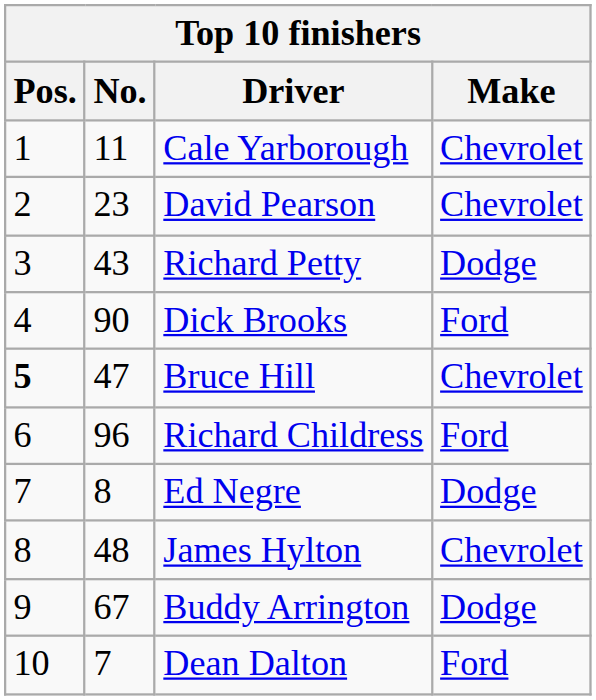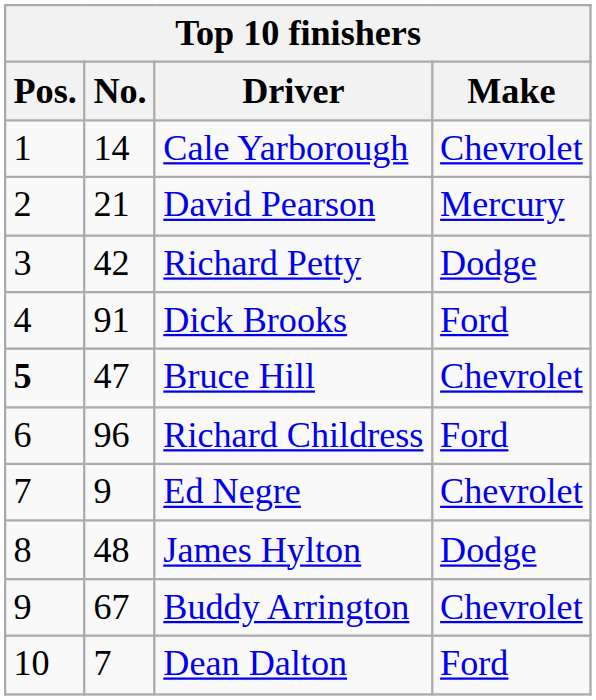(111, 147) 11 -> (111, 147) 14
(111, 205) 23 -> (111, 205) 21
(511, 205) Chevrolet -> (502, 205) Mercury
(111, 262) 43 -> (111, 262) 42
(111, 319) 90 -> (111, 319) 91
(102, 491) 8 -> (102, 491) 9
(488, 491) Dodge -> (511, 491) Chevrolet
(511, 549) Chevrolet -> (488, 549) Dodge
(488, 606) Dodge -> (511, 606) Chevrolet
